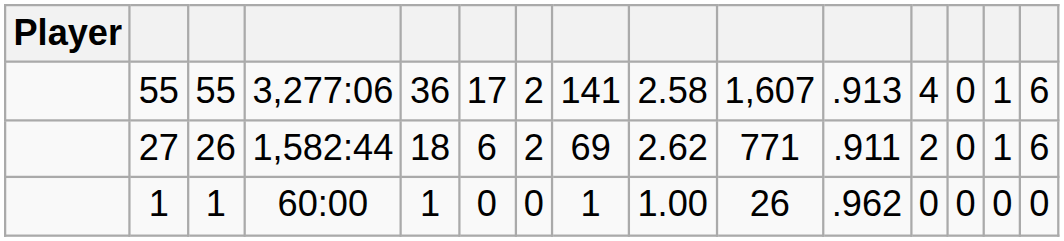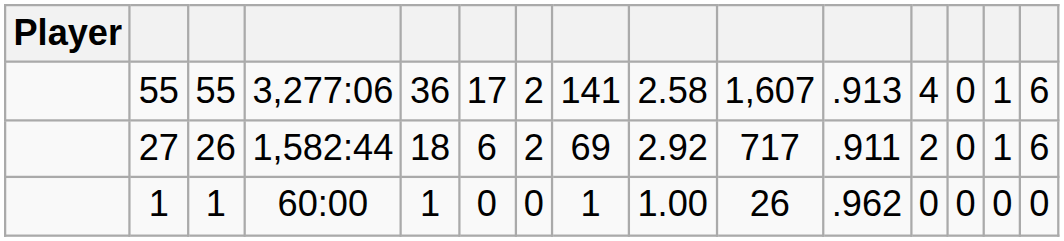(673, 147) 2.62 -> (673, 147) 2.92
(770, 147) 771 -> (770, 147) 717
